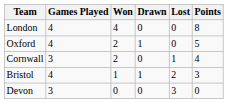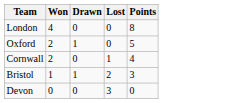- column: (78, 12)
